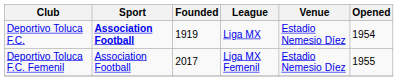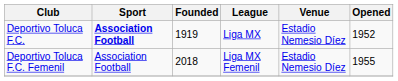(364, 34) 1954 -> (364, 34) 1952
(187, 62) 2017 -> (187, 62) 2018
